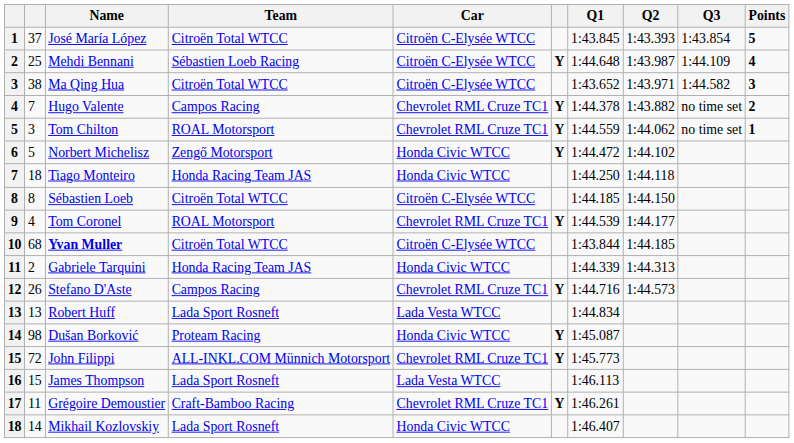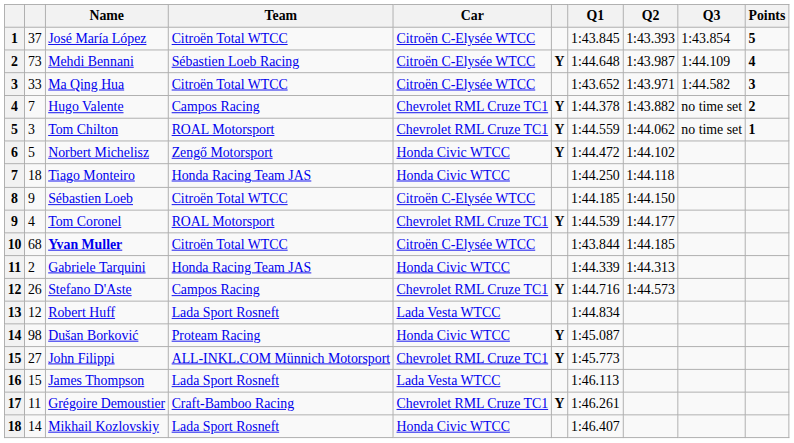(35, 61) 25 -> (35, 61) 73
(35, 84) 38 -> (35, 84) 33
(31, 198) 8 -> (31, 198) 9
(35, 312) 13 -> (35, 312) 12
(35, 358) 72 -> (35, 358) 27
